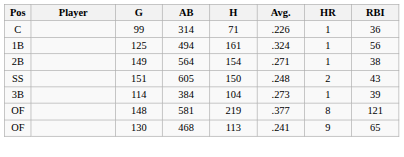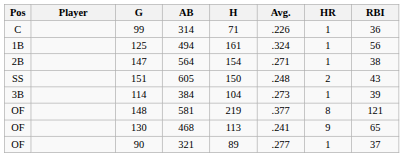(139, 62) 149 -> (139, 62) 147
+ row: (186, 144)
